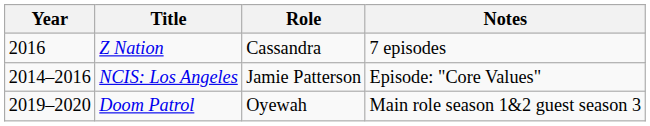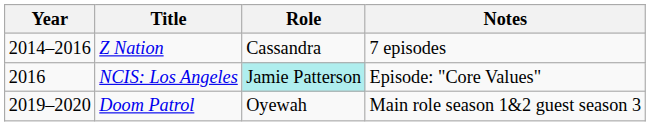(27, 47) 2016 -> (50, 47) 2014–2016
(50, 76) 2014–2016 -> (27, 76) 2016
(304, 76) no background -> (304, 76) paleturquoise background
